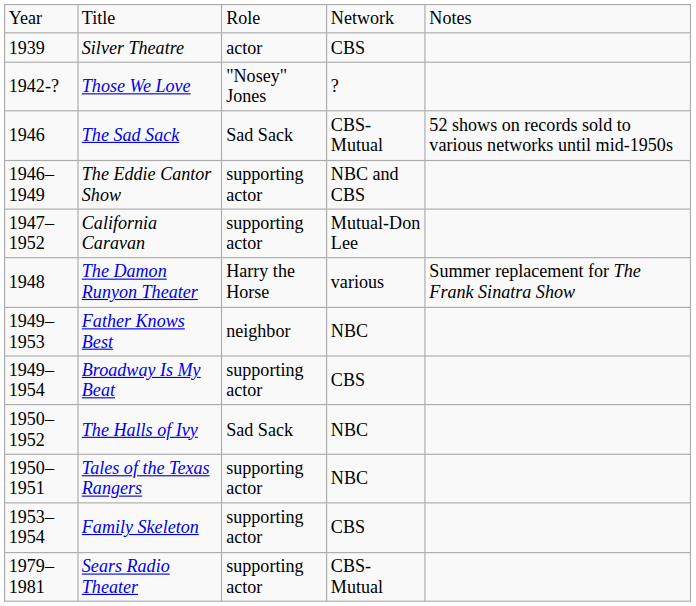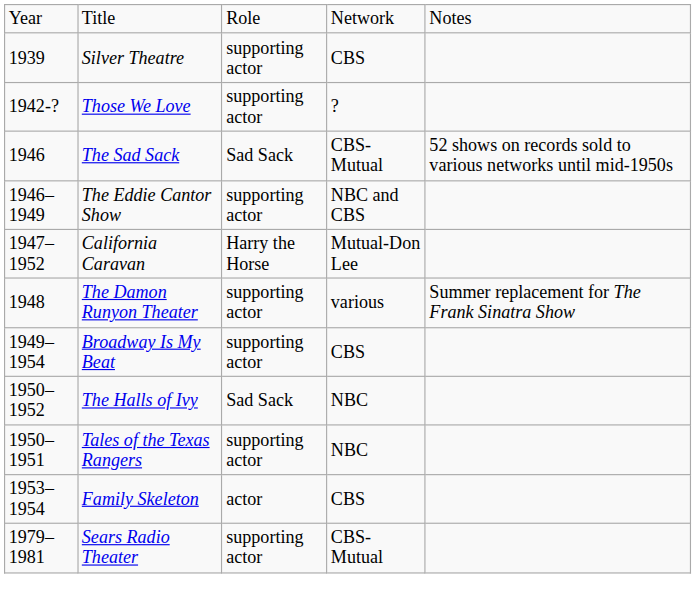(244, 47) actor -> (265, 57) supporting actor
(257, 86) "Nosey" Jones -> (265, 106) supporting actor
(265, 233) supporting actor -> (261, 253) Harry the Horse
(261, 282) Harry the Horse -> (265, 302) supporting actor
- row: (133, 331)
(265, 527) supporting actor -> (244, 498) actor
